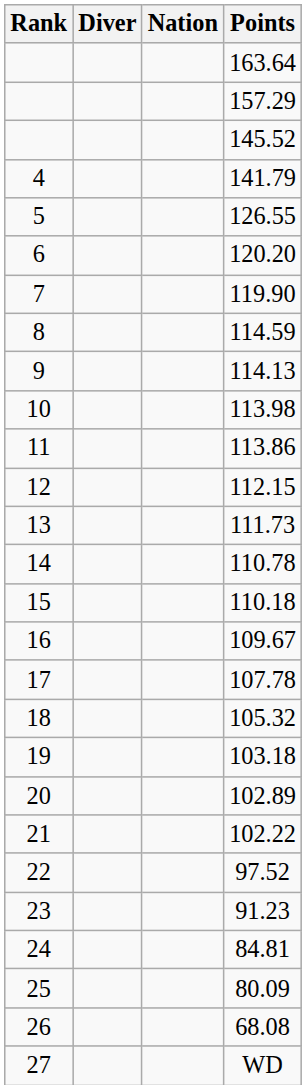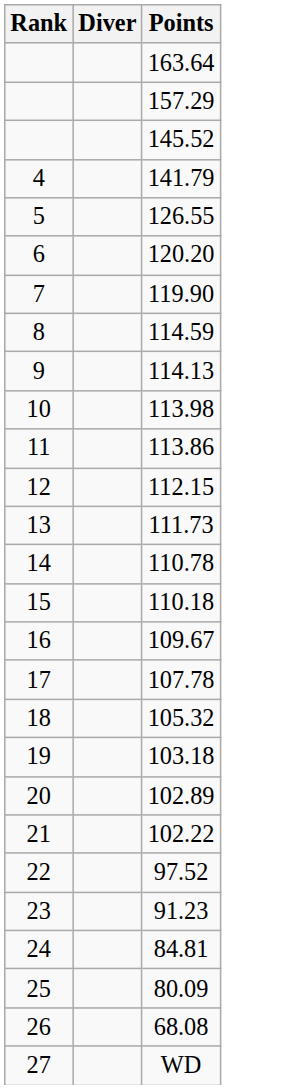- column: (183, 23)
